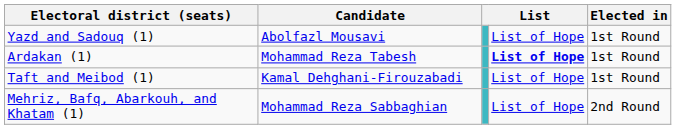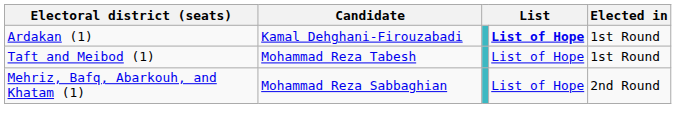- row: (81, 36)
(339, 57) Mohammad Reza Tabesh -> (362, 36) Kamal Dehghani-Firouzabadi
(362, 78) Kamal Dehghani-Firouzabadi -> (339, 57) Mohammad Reza Tabesh
